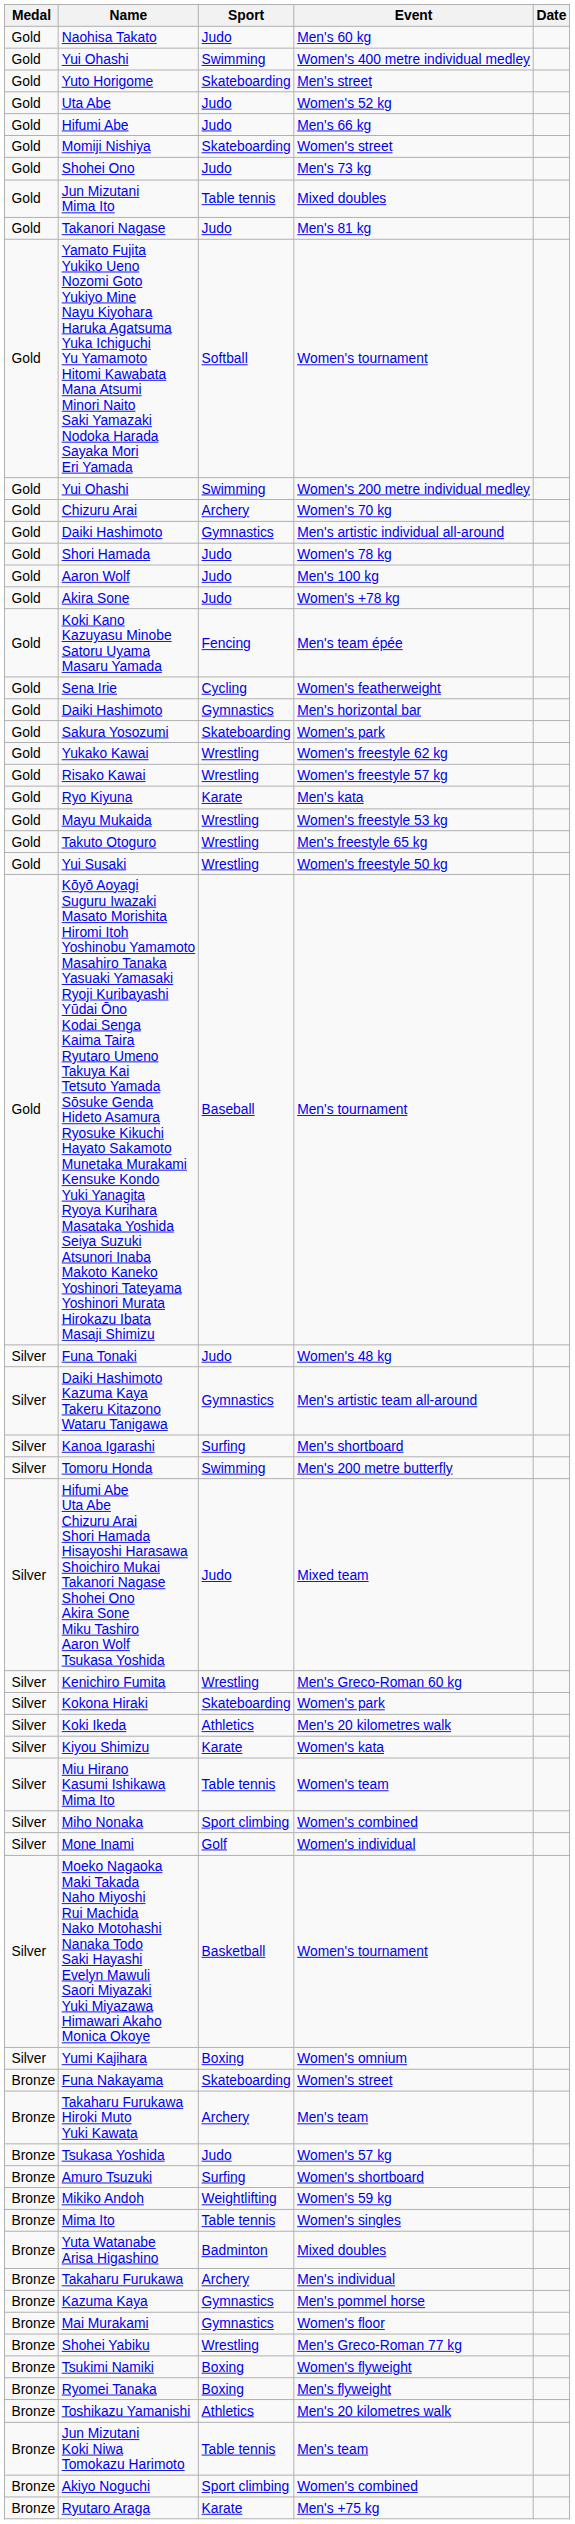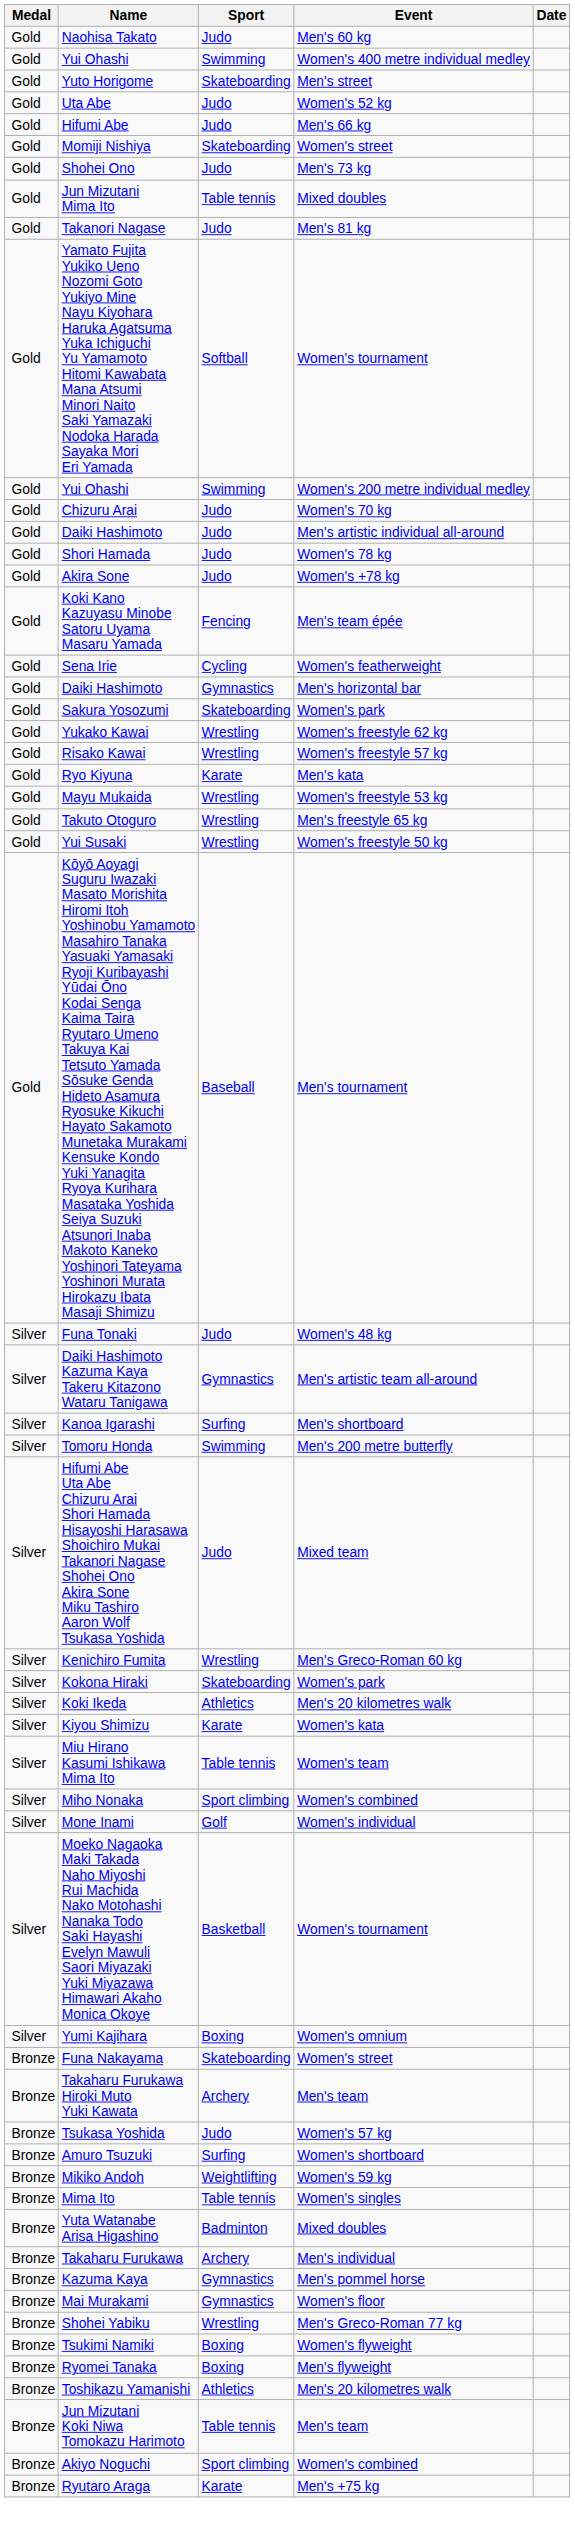(225, 510) Archery -> (217, 510) Judo
(238, 532) Gymnastics -> (217, 532) Judo
- row: (96, 576)
